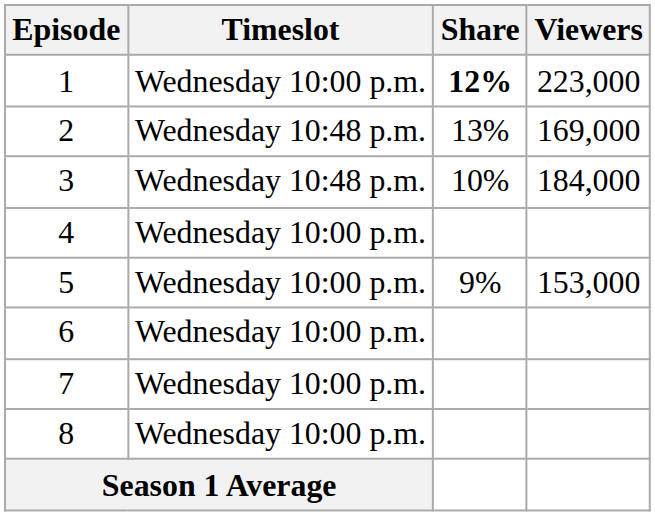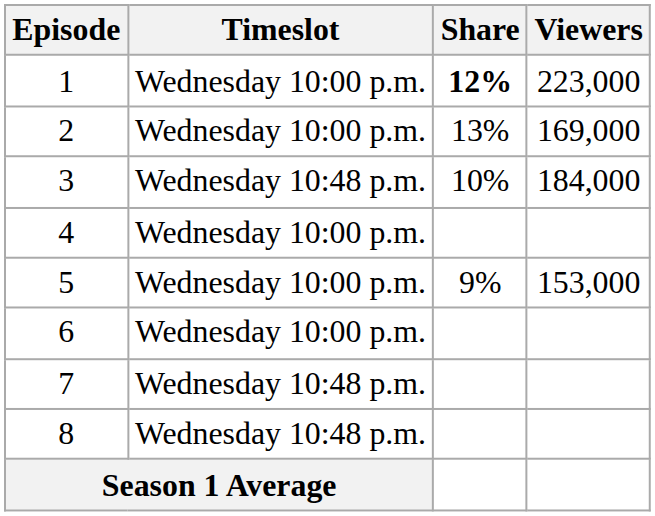(280, 130) Wednesday 10:48 p.m. -> (280, 130) Wednesday 10:00 p.m.
(280, 383) Wednesday 10:00 p.m. -> (280, 383) Wednesday 10:48 p.m.
(280, 433) Wednesday 10:00 p.m. -> (280, 433) Wednesday 10:48 p.m.
